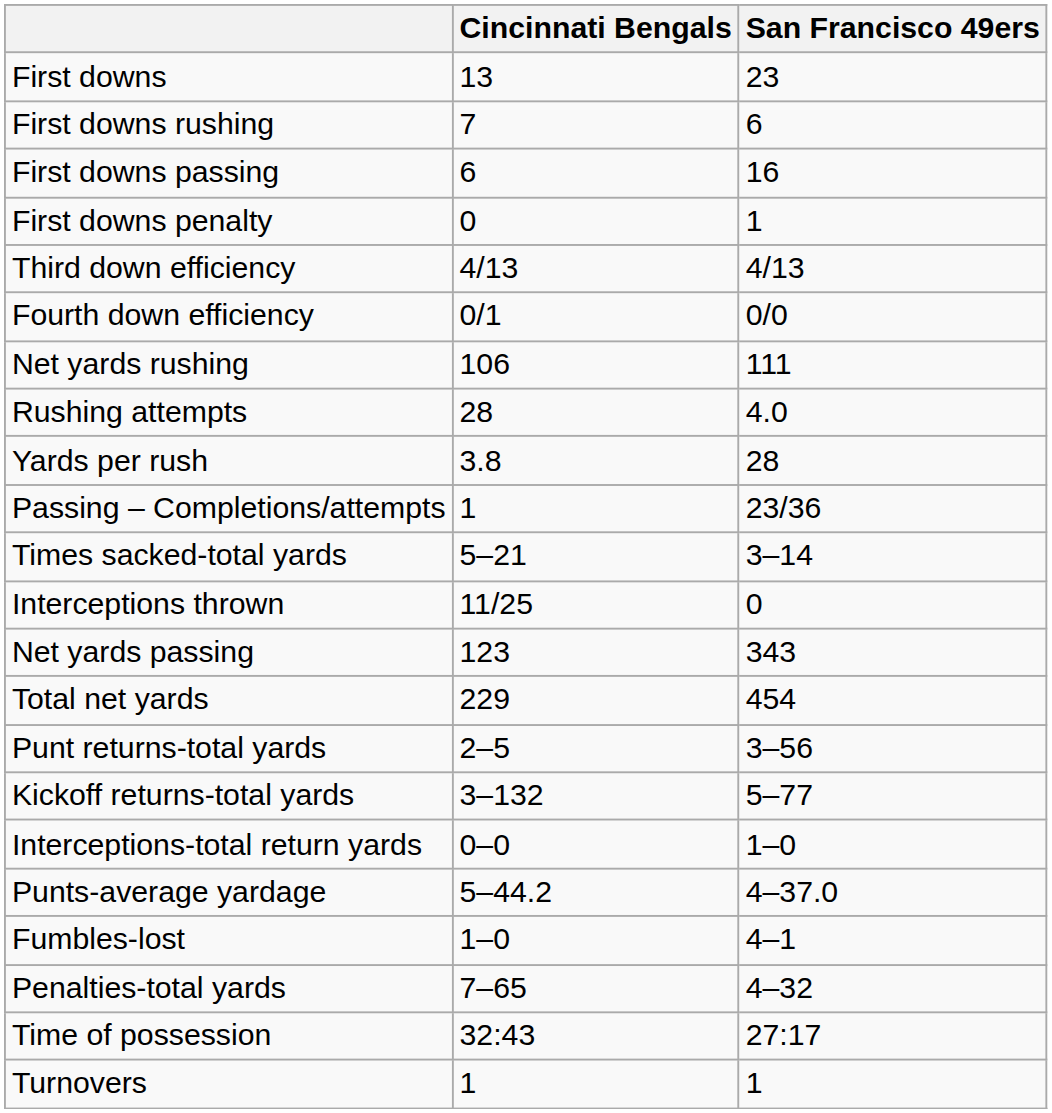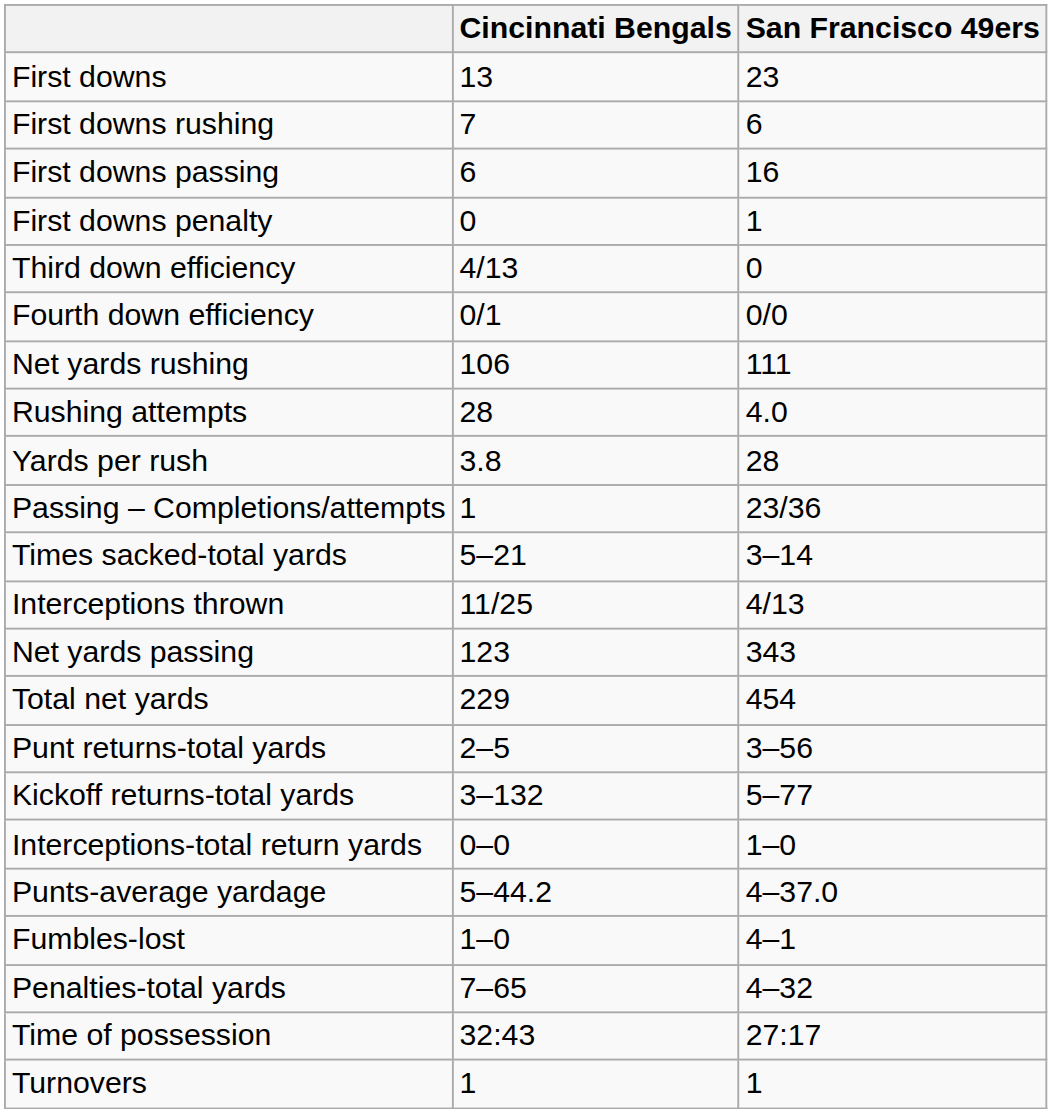(775, 268) 4/13 -> (754, 268) 0
(754, 603) 0 -> (775, 603) 4/13
